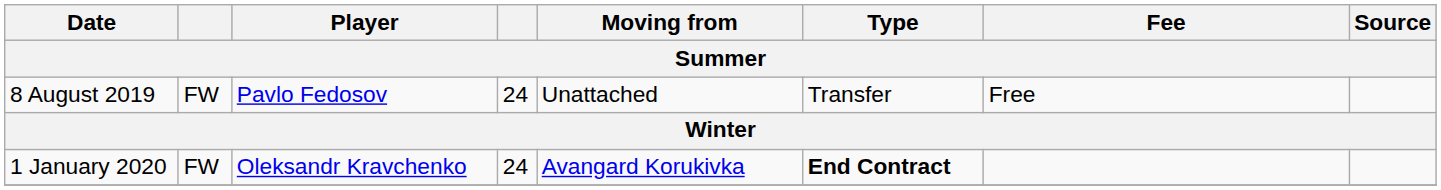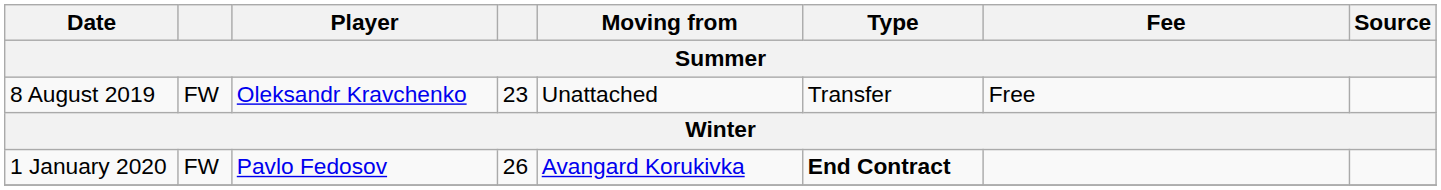(312, 94) Pavlo Fedosov -> (352, 94) Oleksandr Kravchenko
(515, 94) 24 -> (515, 94) 23
(352, 166) Oleksandr Kravchenko -> (312, 166) Pavlo Fedosov
(515, 166) 24 -> (515, 166) 26
